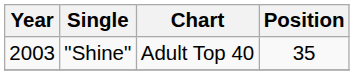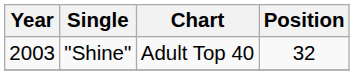(304, 53) 35 -> (304, 53) 32
